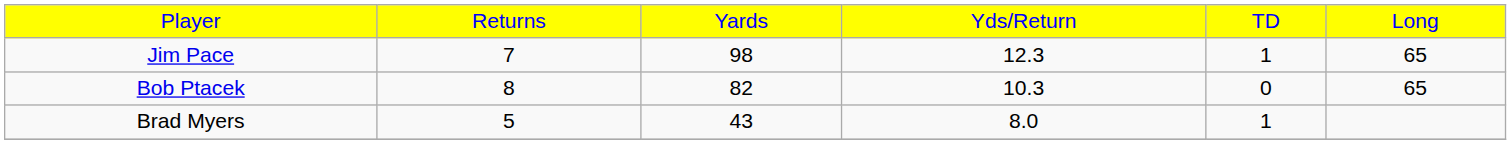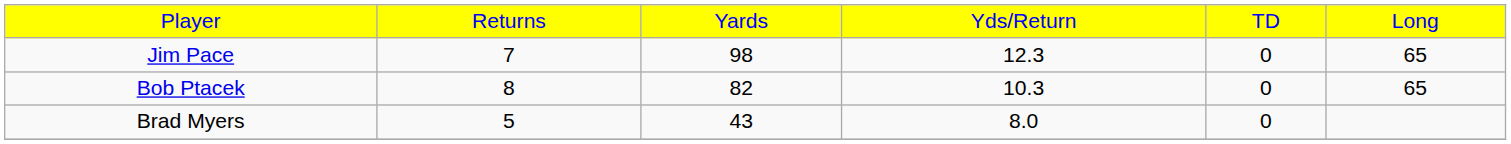(1266, 54) 1 -> (1266, 54) 0
(1266, 121) 1 -> (1266, 121) 0
